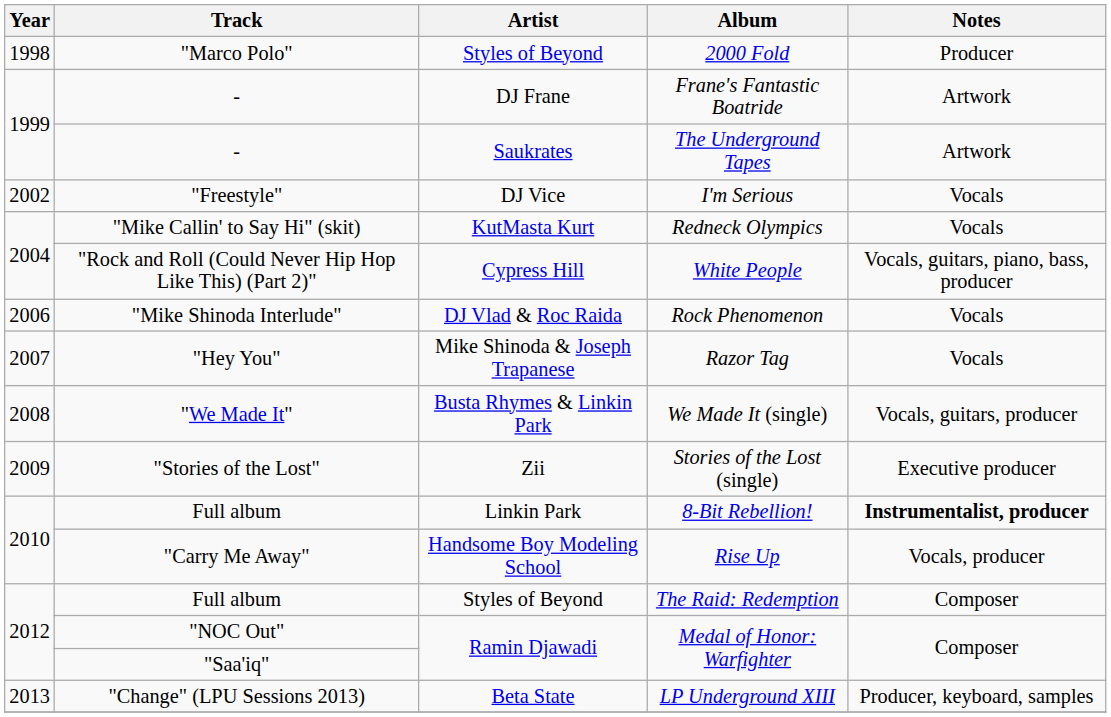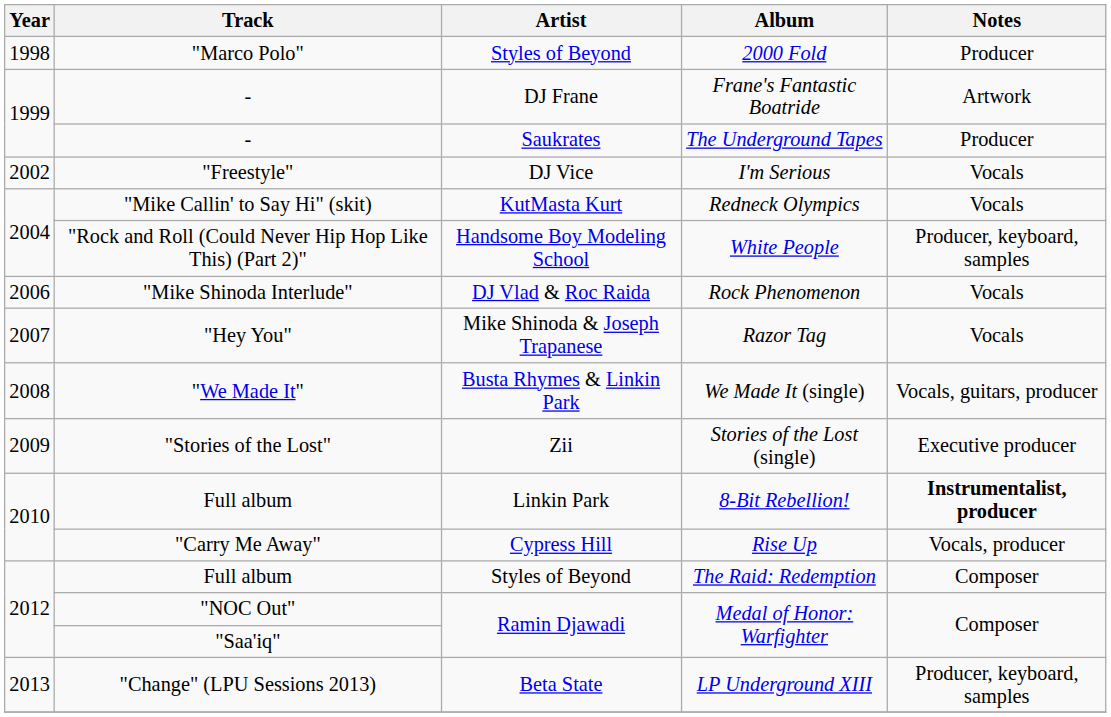(977, 151) Artwork -> (997, 140) Producer
(533, 271) Cypress Hill -> (561, 248) Handsome Boy Modeling School
(977, 271) Vocals, guitars, piano, bass, producer -> (997, 248) Producer, keyboard, samples
(533, 555) Handsome Boy Modeling School -> (561, 544) Cypress Hill
